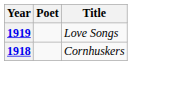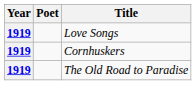(19, 51) 1918 -> (19, 51) 1919
+ row: (126, 70)
